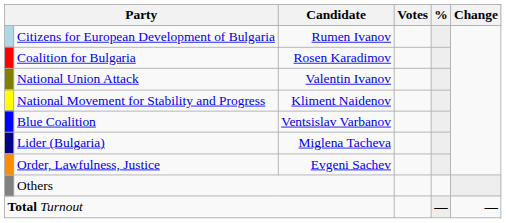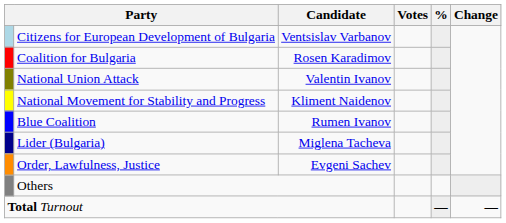(351, 36) Rumen Ivanov -> (336, 36) Ventsislav Varbanov
(336, 121) Ventsislav Varbanov -> (351, 121) Rumen Ivanov
